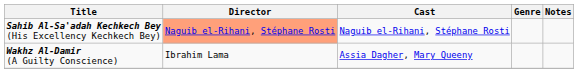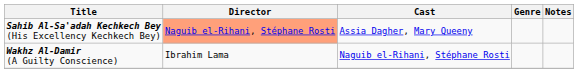(425, 31) Naguib el-Rihani, Stéphane Rosti -> (406, 31) Assia Dagher, Mary Queeny
(406, 56) Assia Dagher, Mary Queeny -> (425, 56) Naguib el-Rihani, Stéphane Rosti
